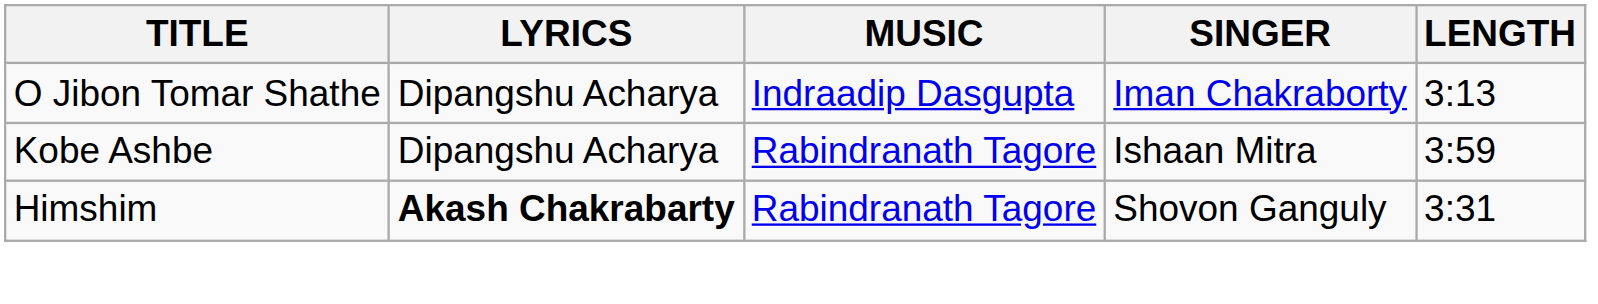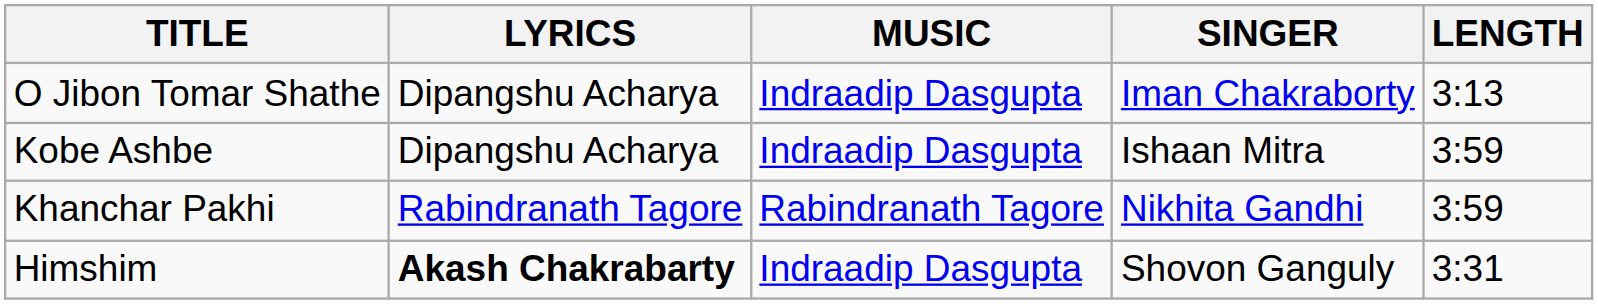(924, 151) Rabindranath Tagore -> (921, 151) Indraadip Dasgupta
+ row: (144, 209)
(924, 209) Rabindranath Tagore -> (921, 268) Indraadip Dasgupta
